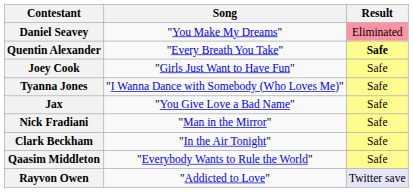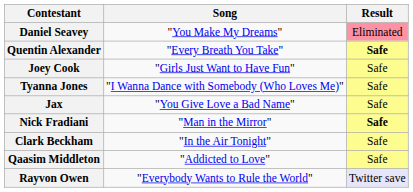(377, 123) normal -> (377, 123) bold
(225, 159) "Everybody Wants to Rule the World" -> (225, 159) "Addicted to Love"
(225, 178) "Addicted to Love" -> (225, 178) "Everybody Wants to Rule the World"
